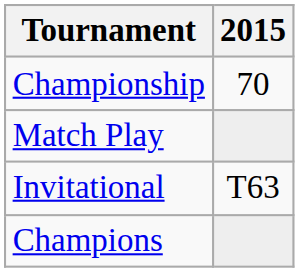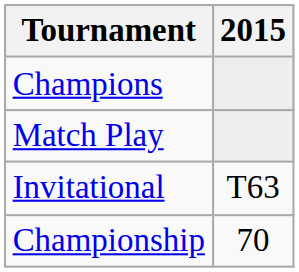rows swapped: (109, 82) <-> (88, 239)
